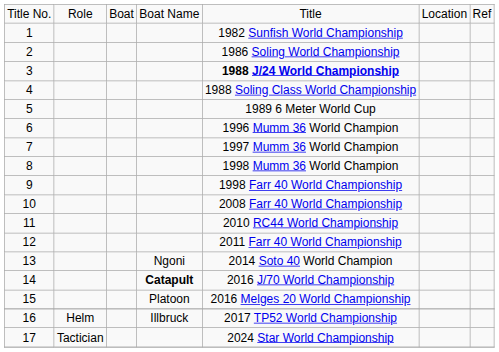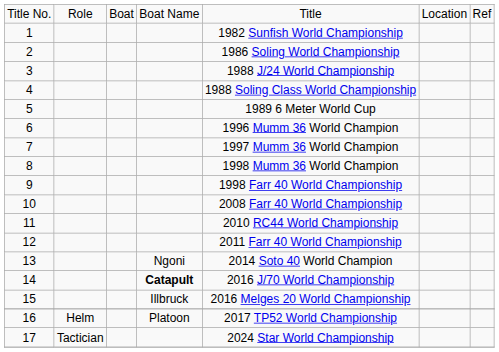(311, 71) bold -> (311, 71) normal
(169, 299) Platoon -> (169, 299) Illbruck
(169, 318) Illbruck -> (169, 318) Platoon
